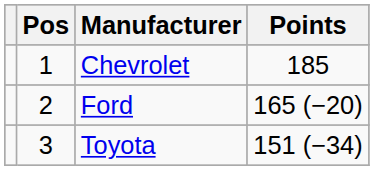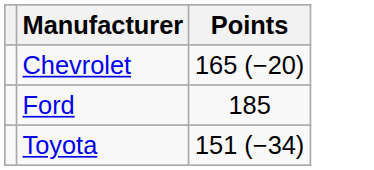- column: (46, 25)
(308, 65) 185 -> (250, 65) 165 (−20)
(308, 105) 165 (−20) -> (250, 105) 185
